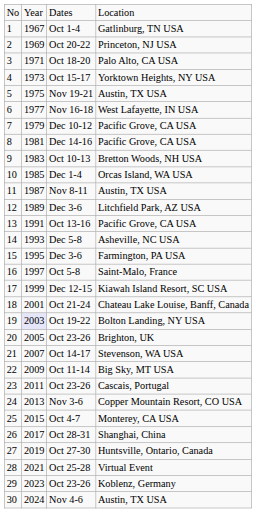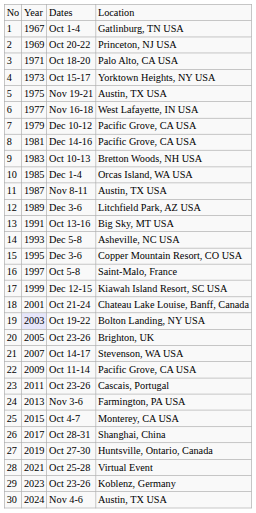(147, 223) Pacific Grove, CA USA -> (136, 223) Big Sky, MT USA
(142, 256) Farmington, PA USA -> (170, 256) Copper Mountain Resort, CO USA
(136, 369) Big Sky, MT USA -> (147, 369) Pacific Grove, CA USA
(170, 402) Copper Mountain Resort, CO USA -> (142, 402) Farmington, PA USA
